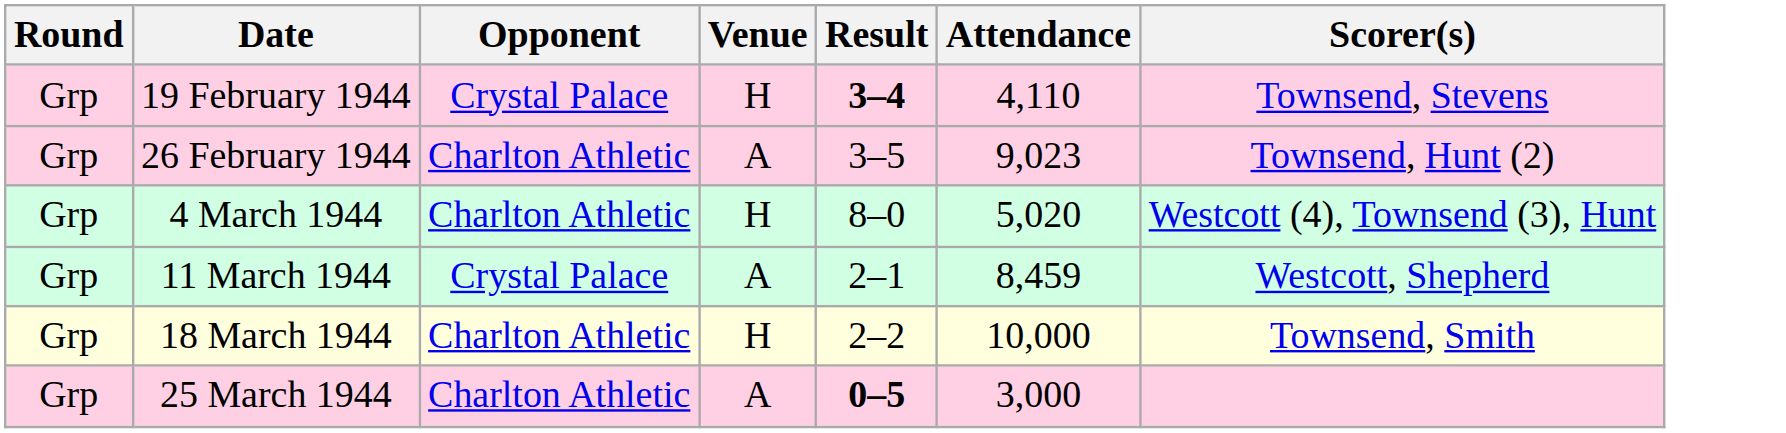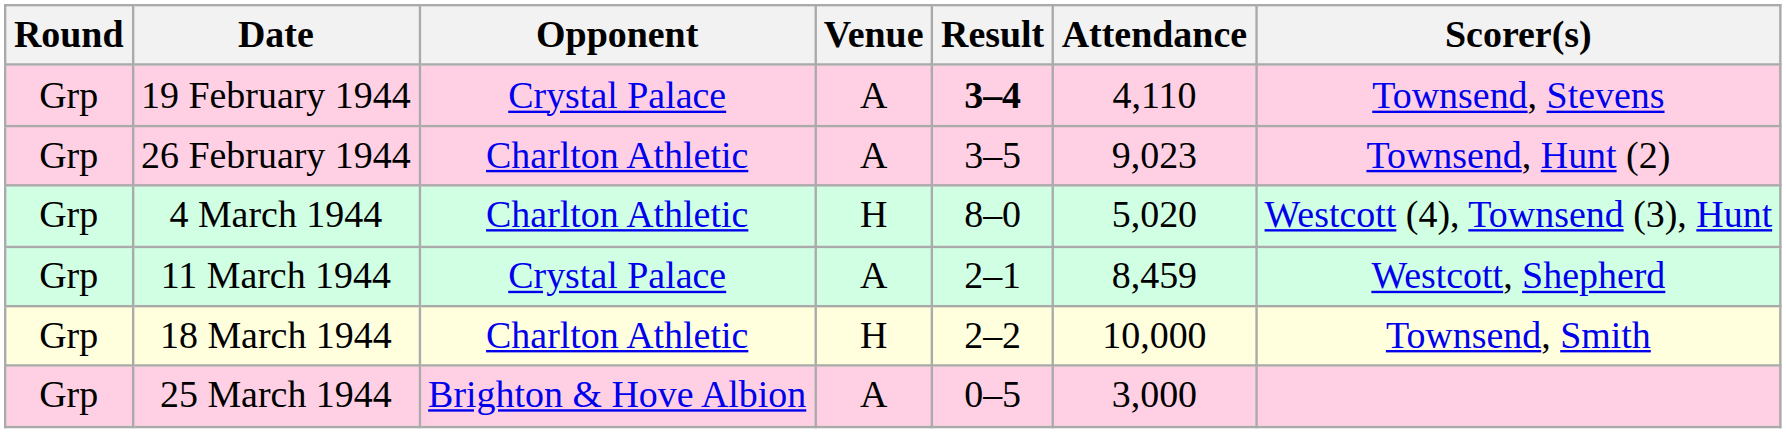(758, 94) H -> (874, 94) A
(559, 395) Charlton Athletic -> (617, 395) Brighton & Hove Albion
(877, 395) bold -> (993, 395) normal
